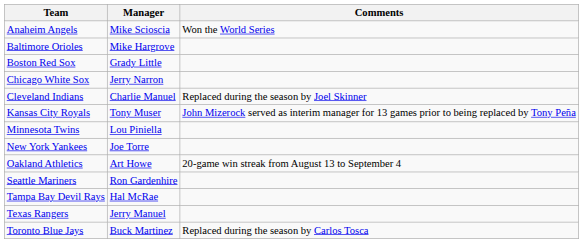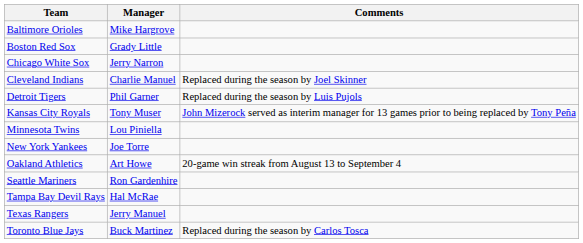- row: (42, 29)
+ row: (36, 96)
